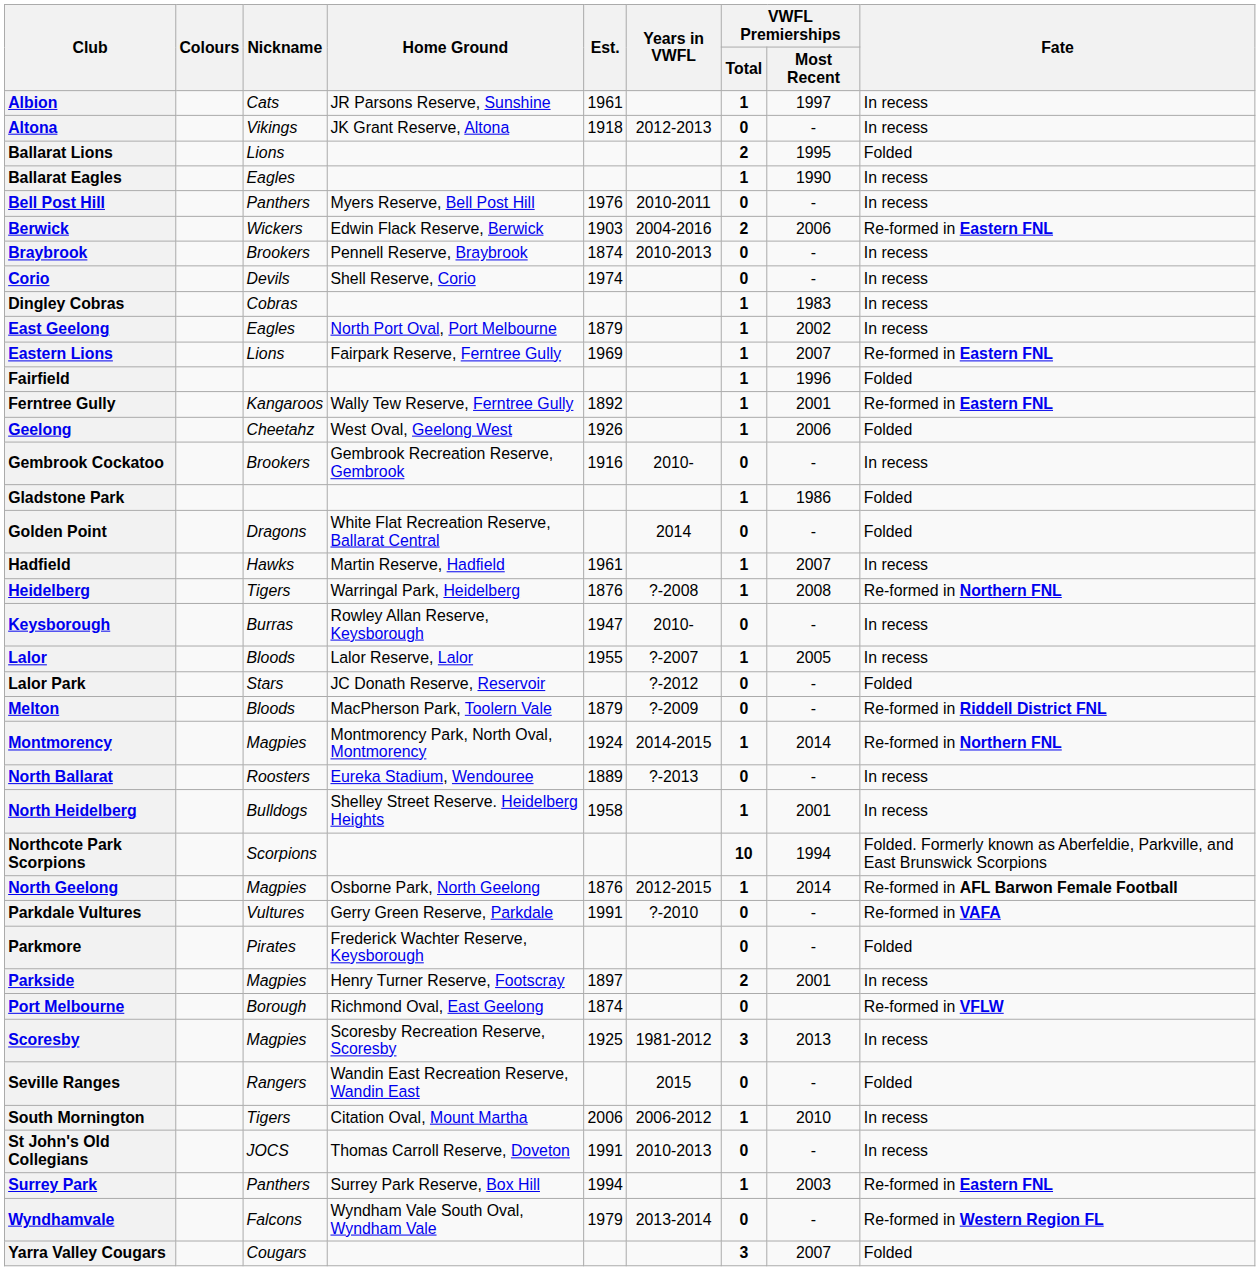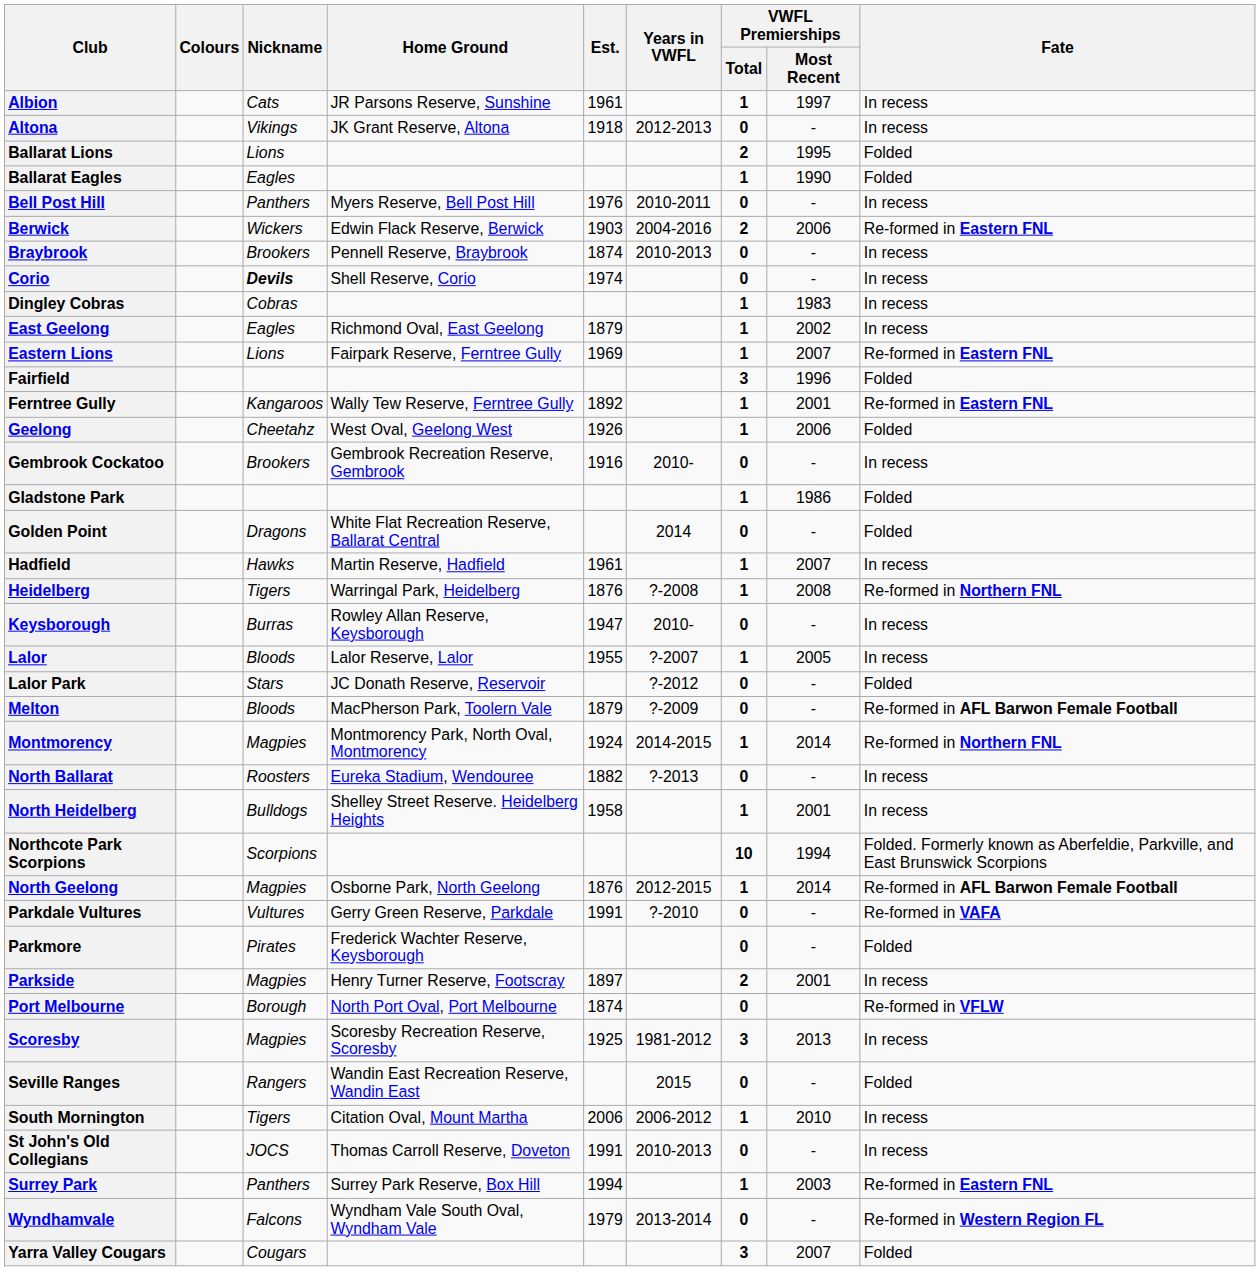(896, 178) In recess -> (888, 178) Folded
(268, 278) normal -> (270, 278) bold
(444, 329) North Port Oval, Port Melbourne -> (437, 329) Richmond Oval, East Geelong
(744, 379) 1 -> (744, 379) 3
(985, 709) Re-formed in Riddell District FNL -> (1021, 709) Re-formed in AFL Barwon Female Football
(605, 777) 1889 -> (605, 777) 1882
(437, 1006) Richmond Oval, East Geelong -> (444, 1006) North Port Oval, Port Melbourne
